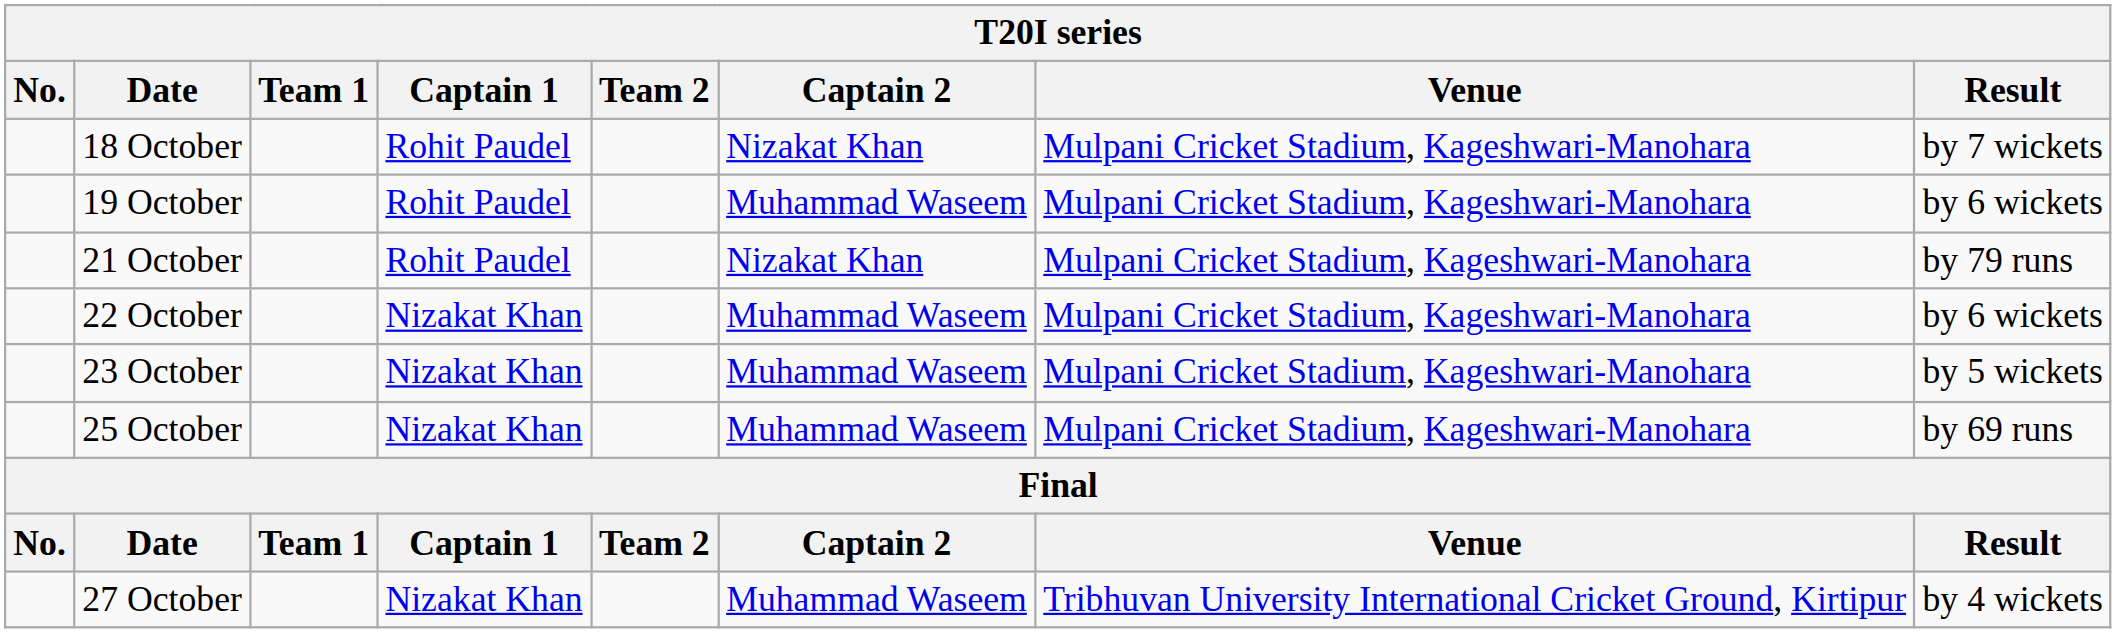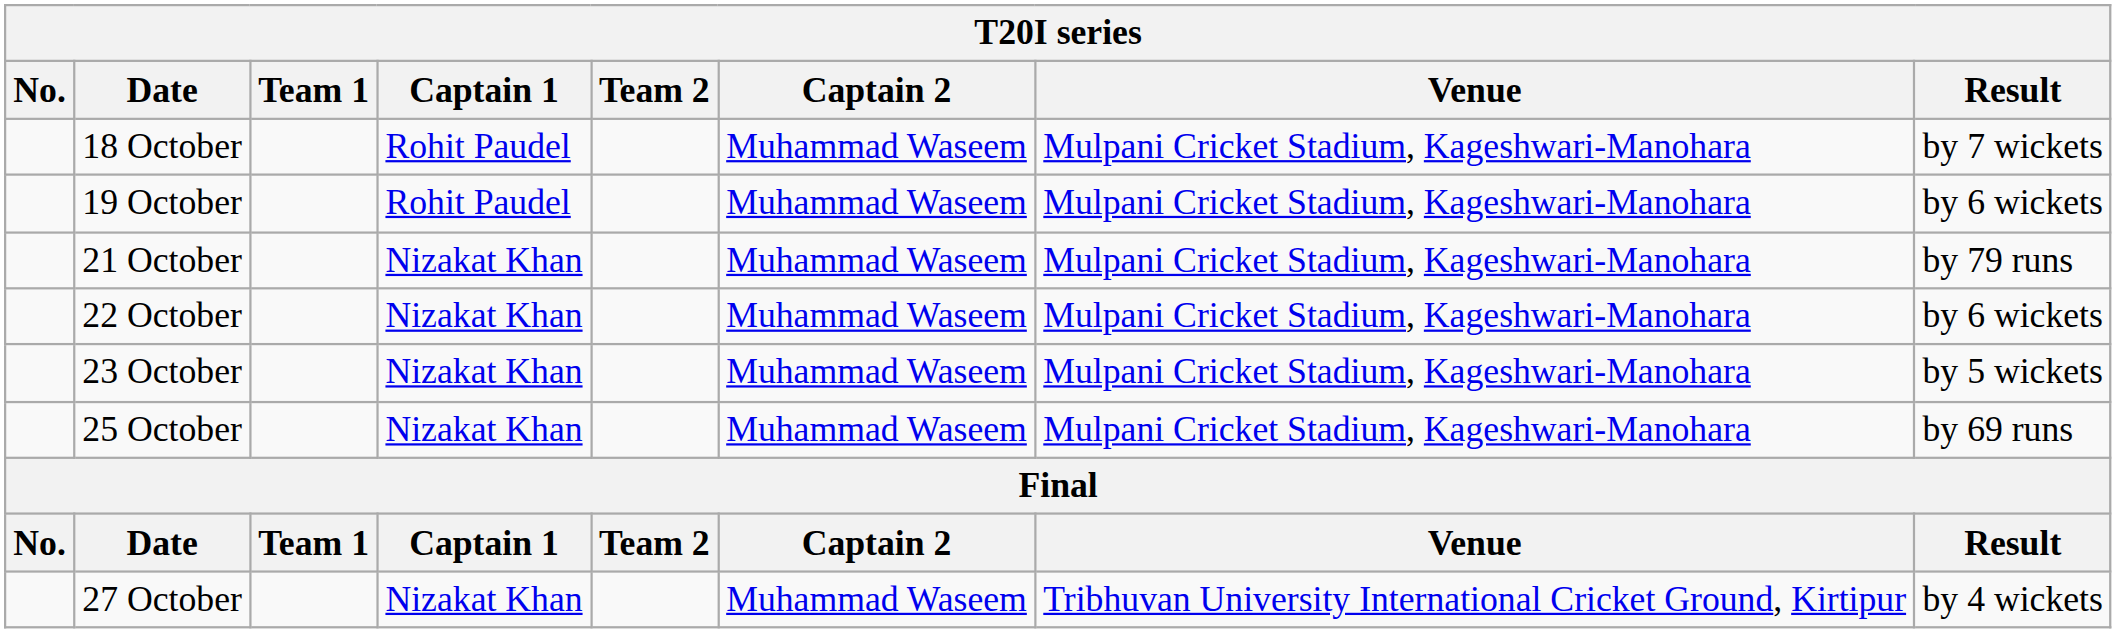(825, 145) Nizakat Khan -> (877, 145) Muhammad Waseem
(478, 259) Rohit Paudel -> (484, 259) Nizakat Khan
(825, 259) Nizakat Khan -> (877, 259) Muhammad Waseem
